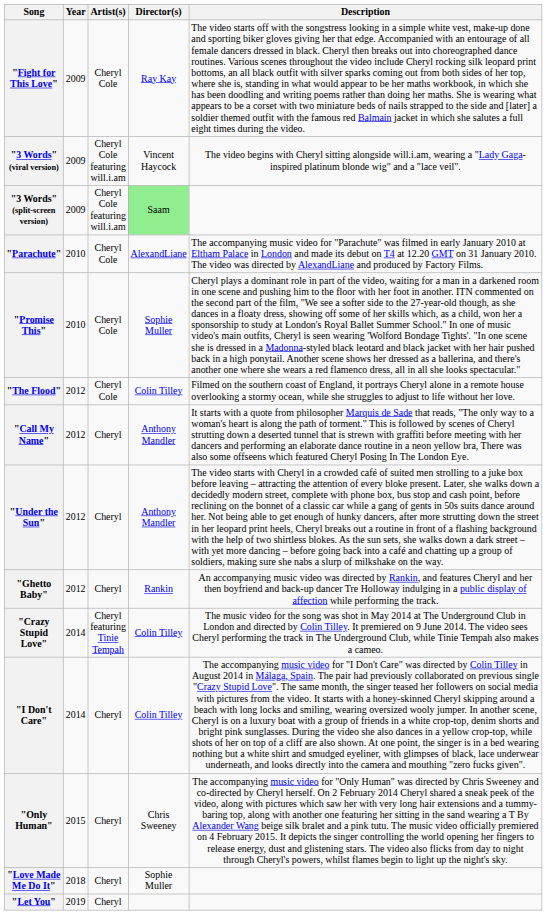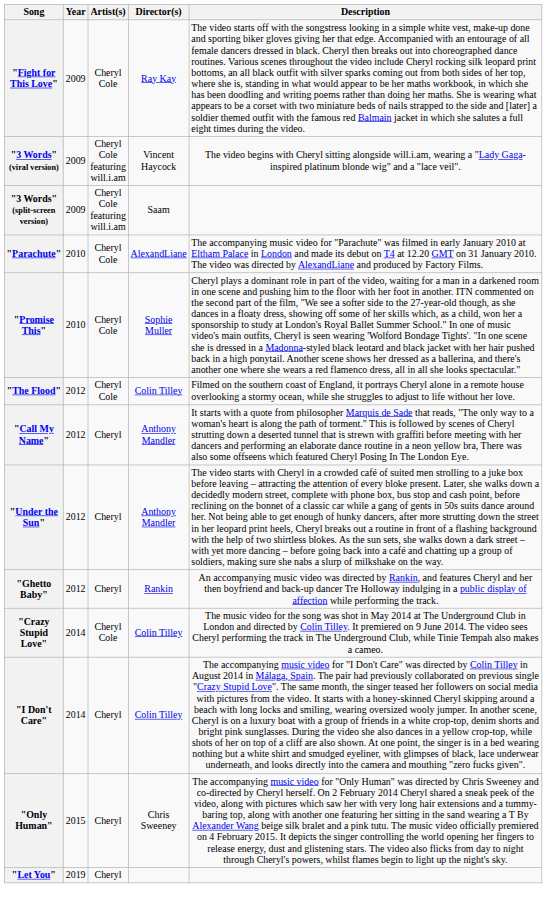(159, 210) lightgreen background -> (159, 210) no background
(108, 632) Cheryl featuring Tinie Tempah -> (108, 632) Cheryl Cole
- row: (34, 880)
